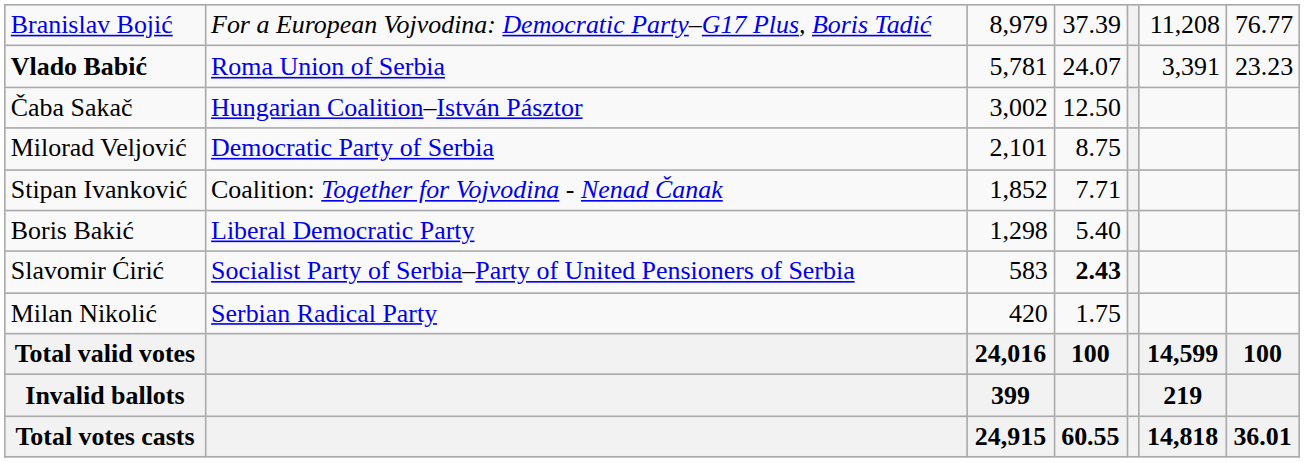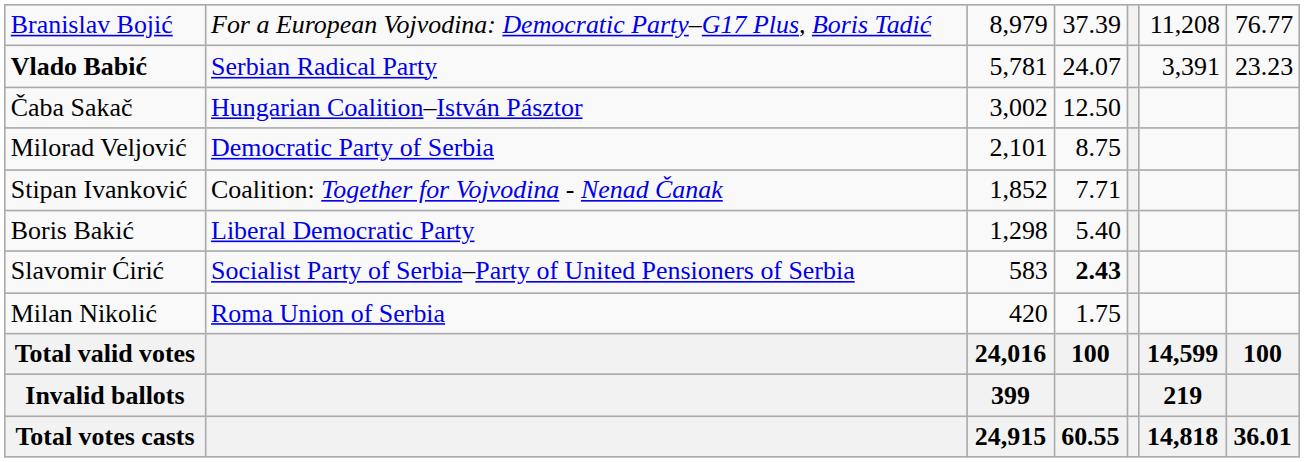(328, 66) Roma Union of Serbia -> (324, 66) Serbian Radical Party
(324, 312) Serbian Radical Party -> (328, 312) Roma Union of Serbia
